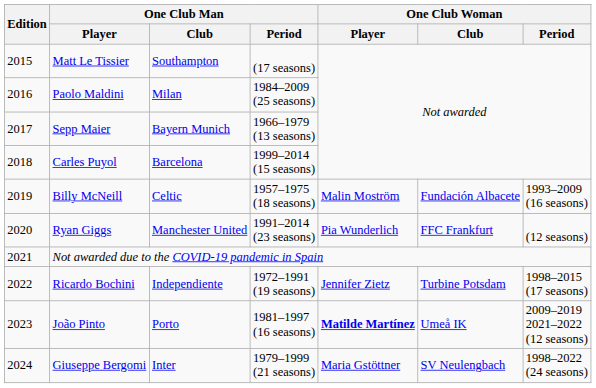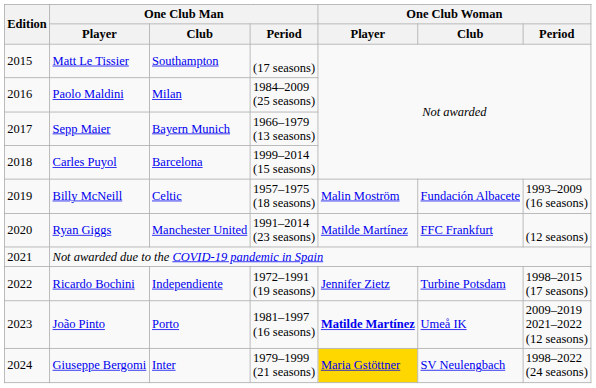(360, 230) Pia Wunderlich -> (364, 230) Matilde Martínez
(361, 365) no background -> (361, 365) gold background
